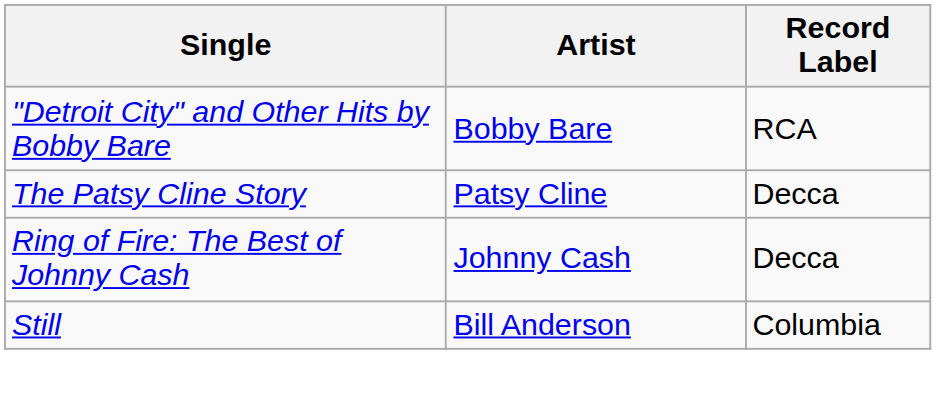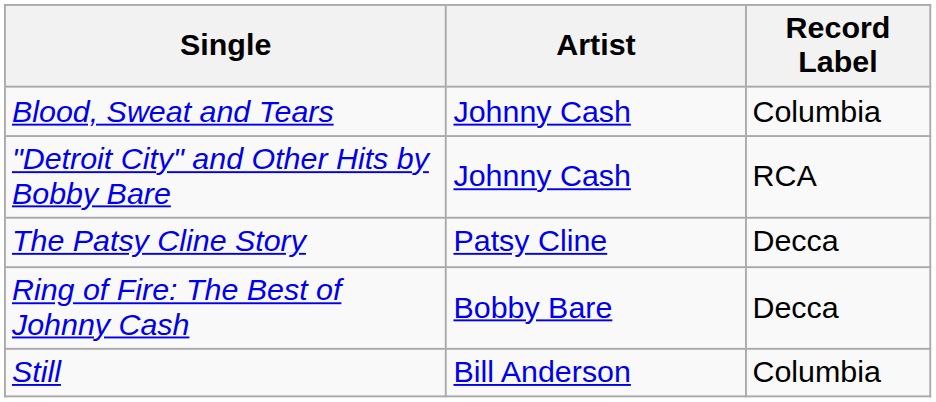+ row: (173, 111)
(533, 128) Bobby Bare -> (542, 176) Johnny Cash
(542, 258) Johnny Cash -> (533, 306) Bobby Bare
